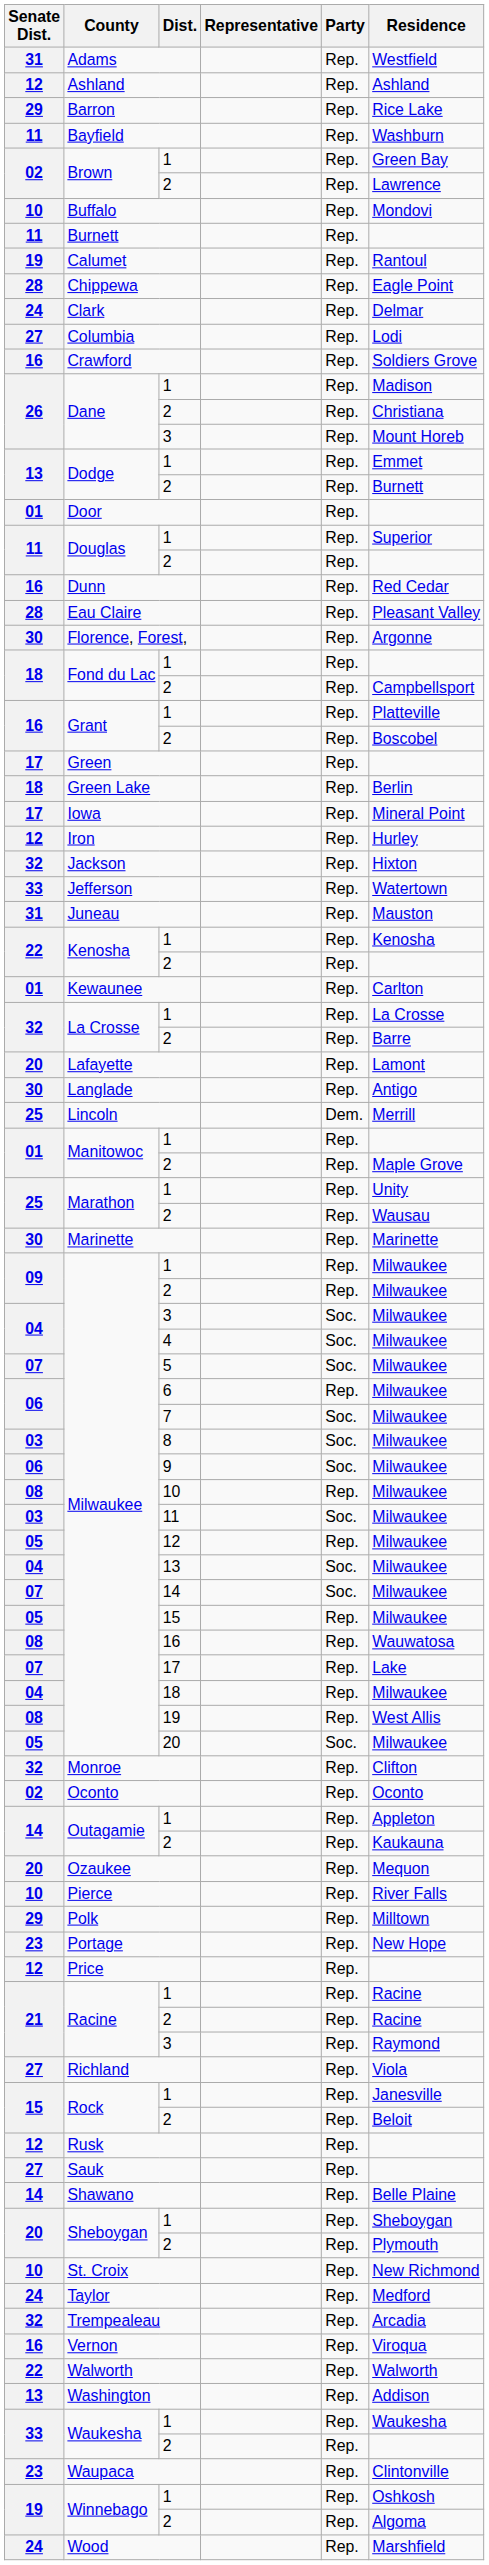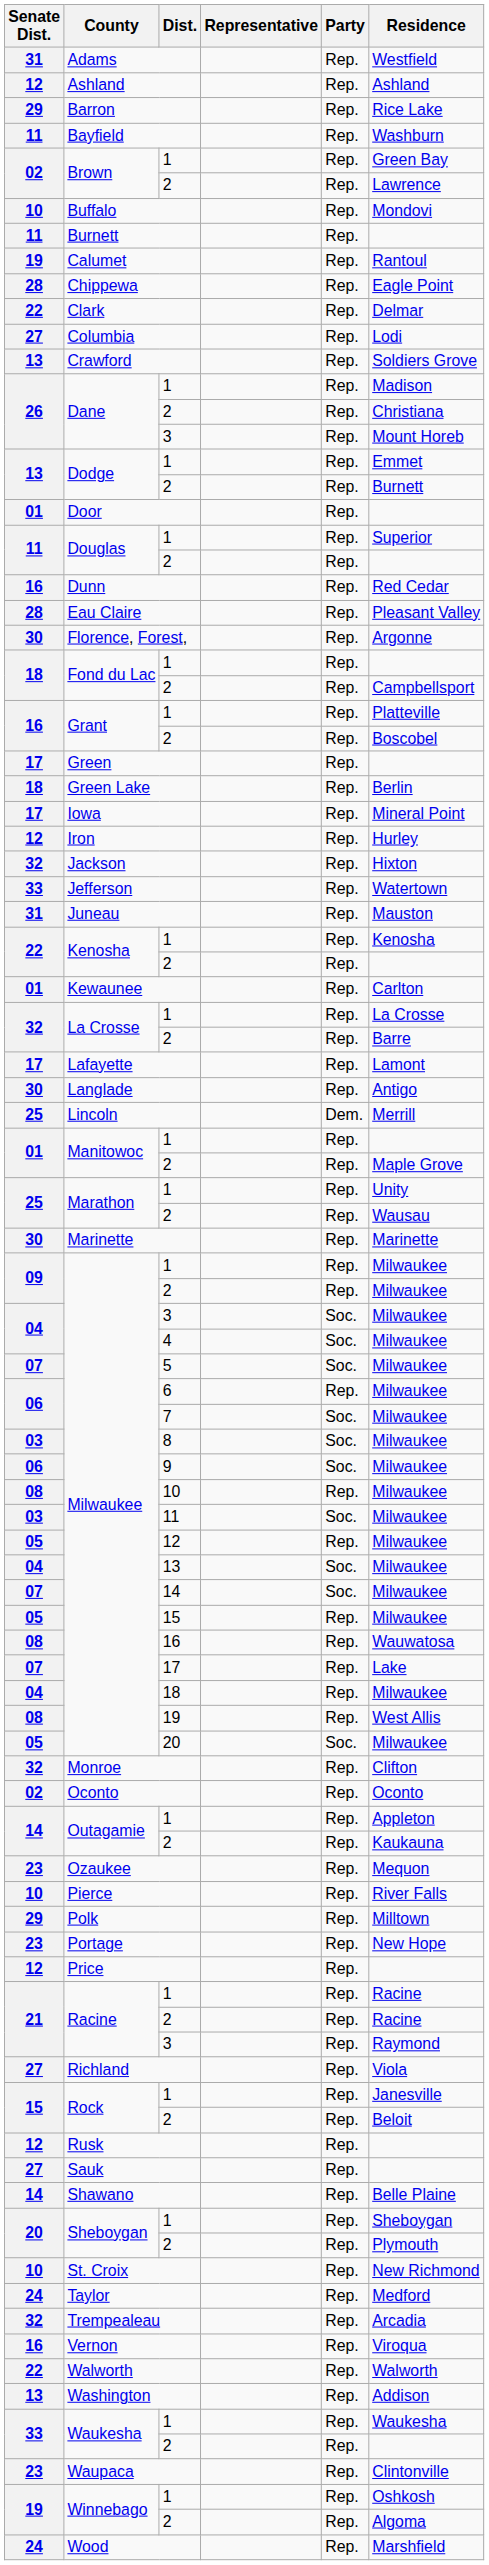(34, 311) 24 -> (34, 311) 22
(34, 361) 16 -> (34, 361) 13
(34, 1064) 20 -> (34, 1064) 17
(34, 1868) 20 -> (34, 1868) 23
